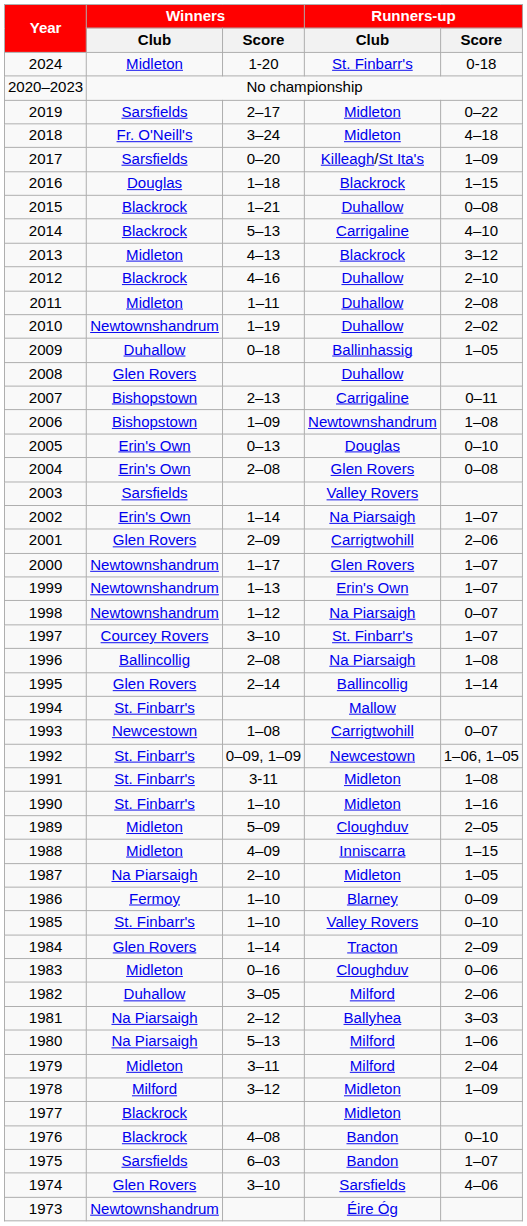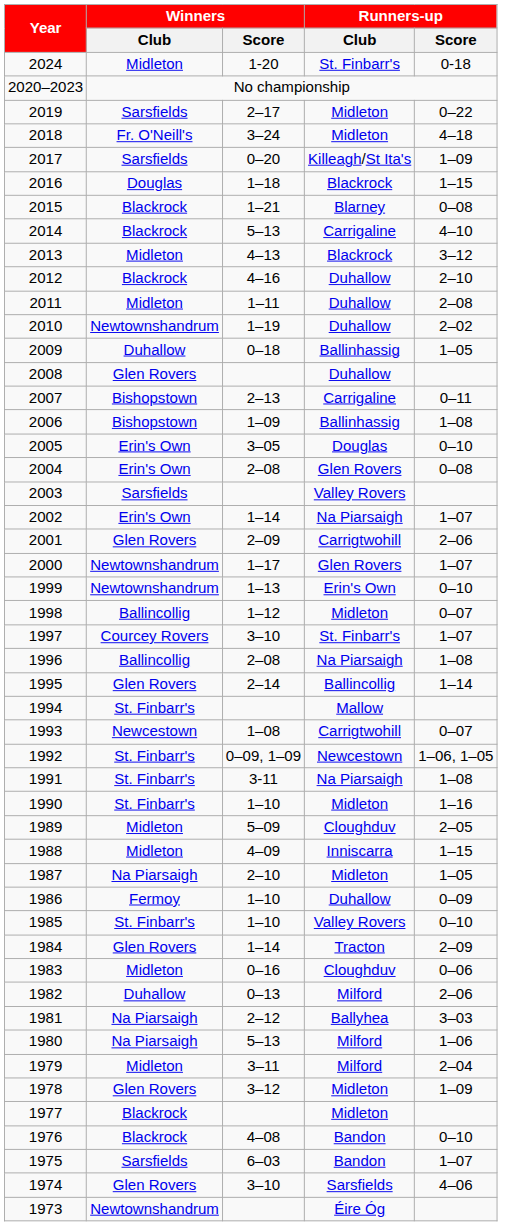(372, 207) Duhallow -> (360, 207) Blarney
(372, 421) Newtownshandrum -> (360, 421) Ballinhassig
(263, 445) 0–13 -> (263, 445) 3–05
(481, 588) 1–07 -> (456, 588) 0–10
(155, 612) Newtownshandrum -> (155, 612) Ballincollig
(372, 612) Na Piarsaigh -> (360, 612) Midleton
(372, 779) Midleton -> (360, 779) Na Piarsaigh
(372, 898) Blarney -> (360, 898) Duhallow
(263, 994) 3–05 -> (263, 994) 0–13
(155, 1089) Milford -> (155, 1089) Glen Rovers
